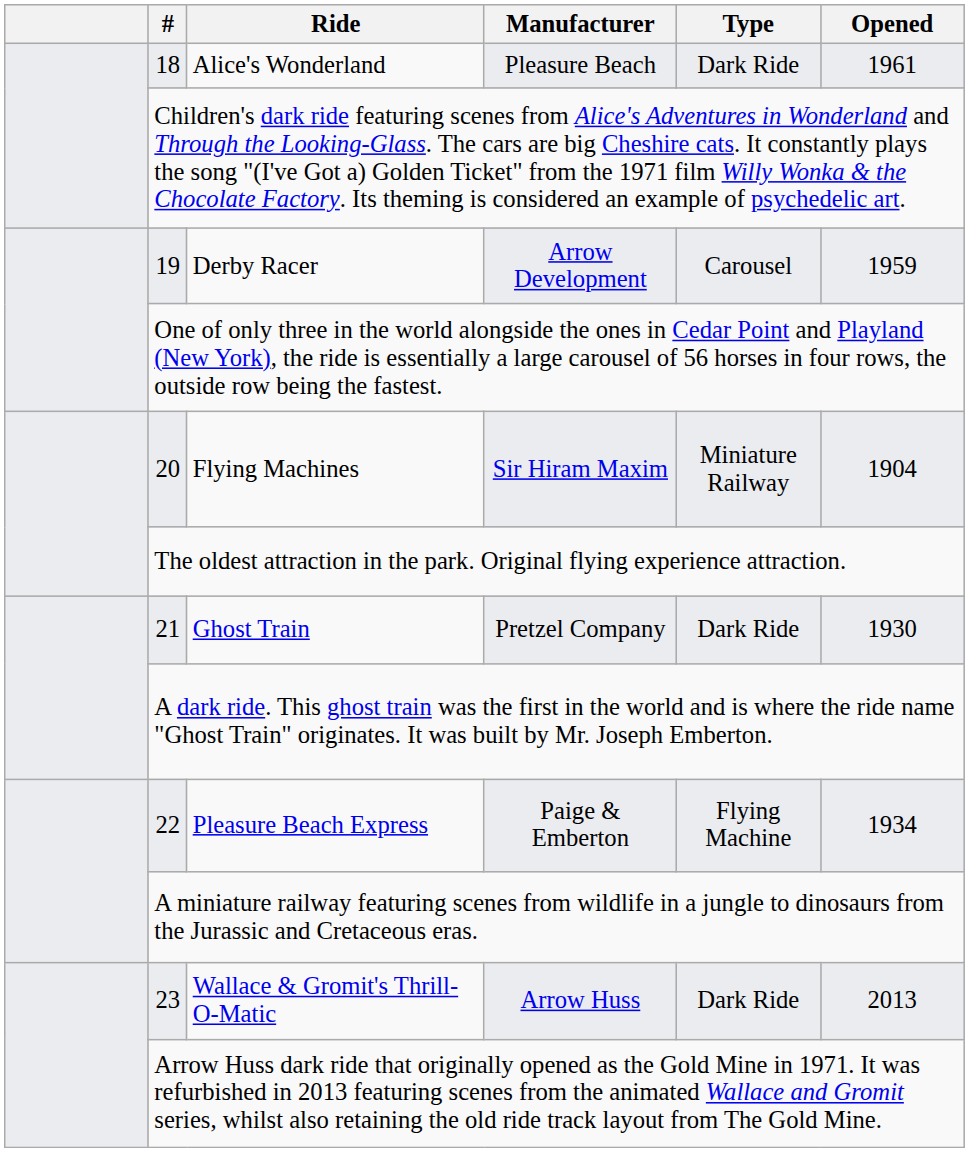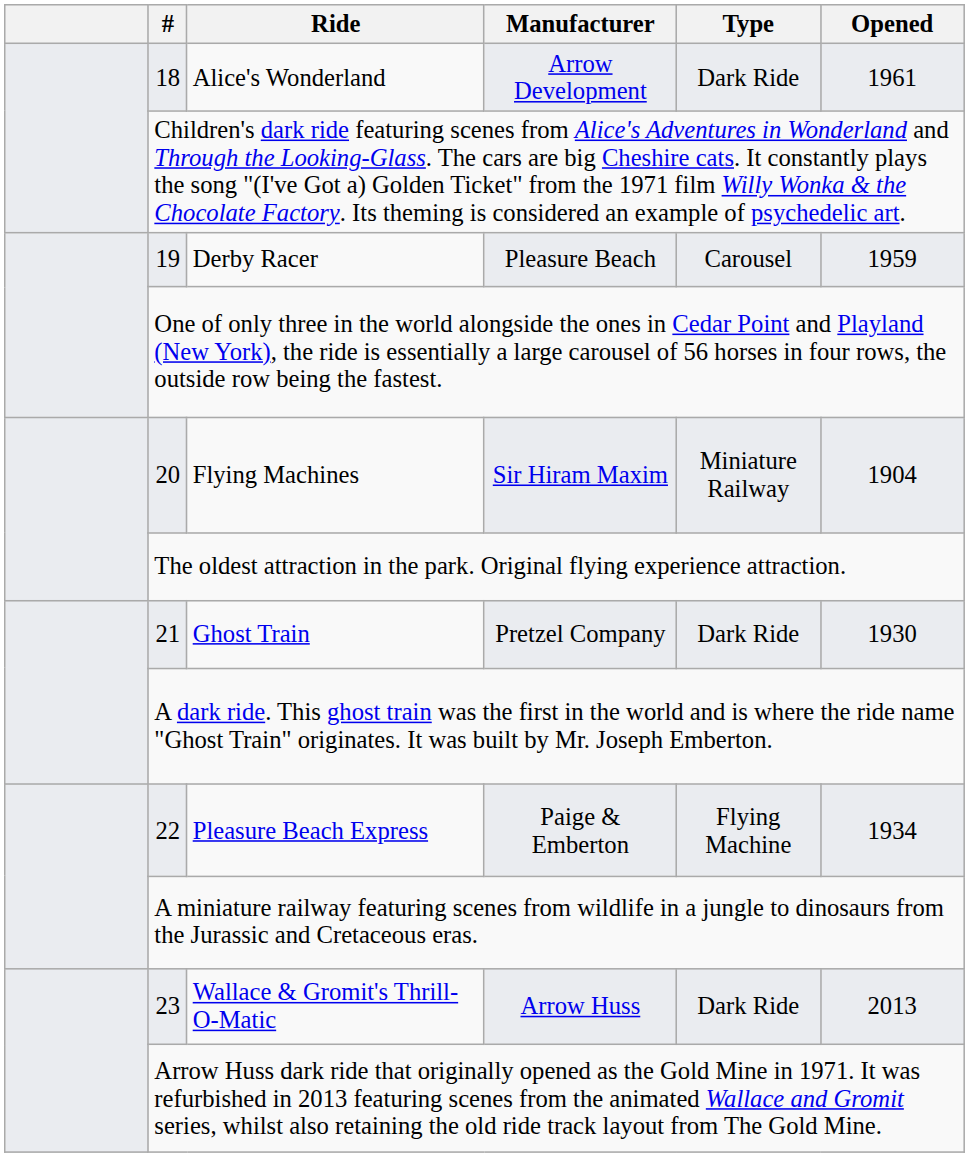(580, 65) Pleasure Beach -> (580, 76) Arrow Development
(580, 265) Arrow Development -> (580, 259) Pleasure Beach
